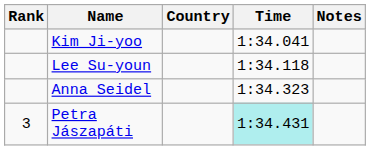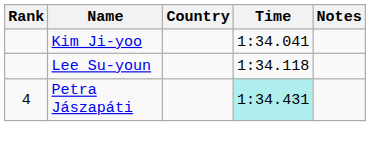- row: (101, 91)
(26, 124) 3 -> (26, 99) 4
